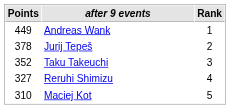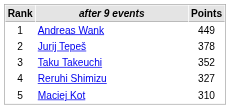columns swapped: (210, 13) <-> (23, 13)
